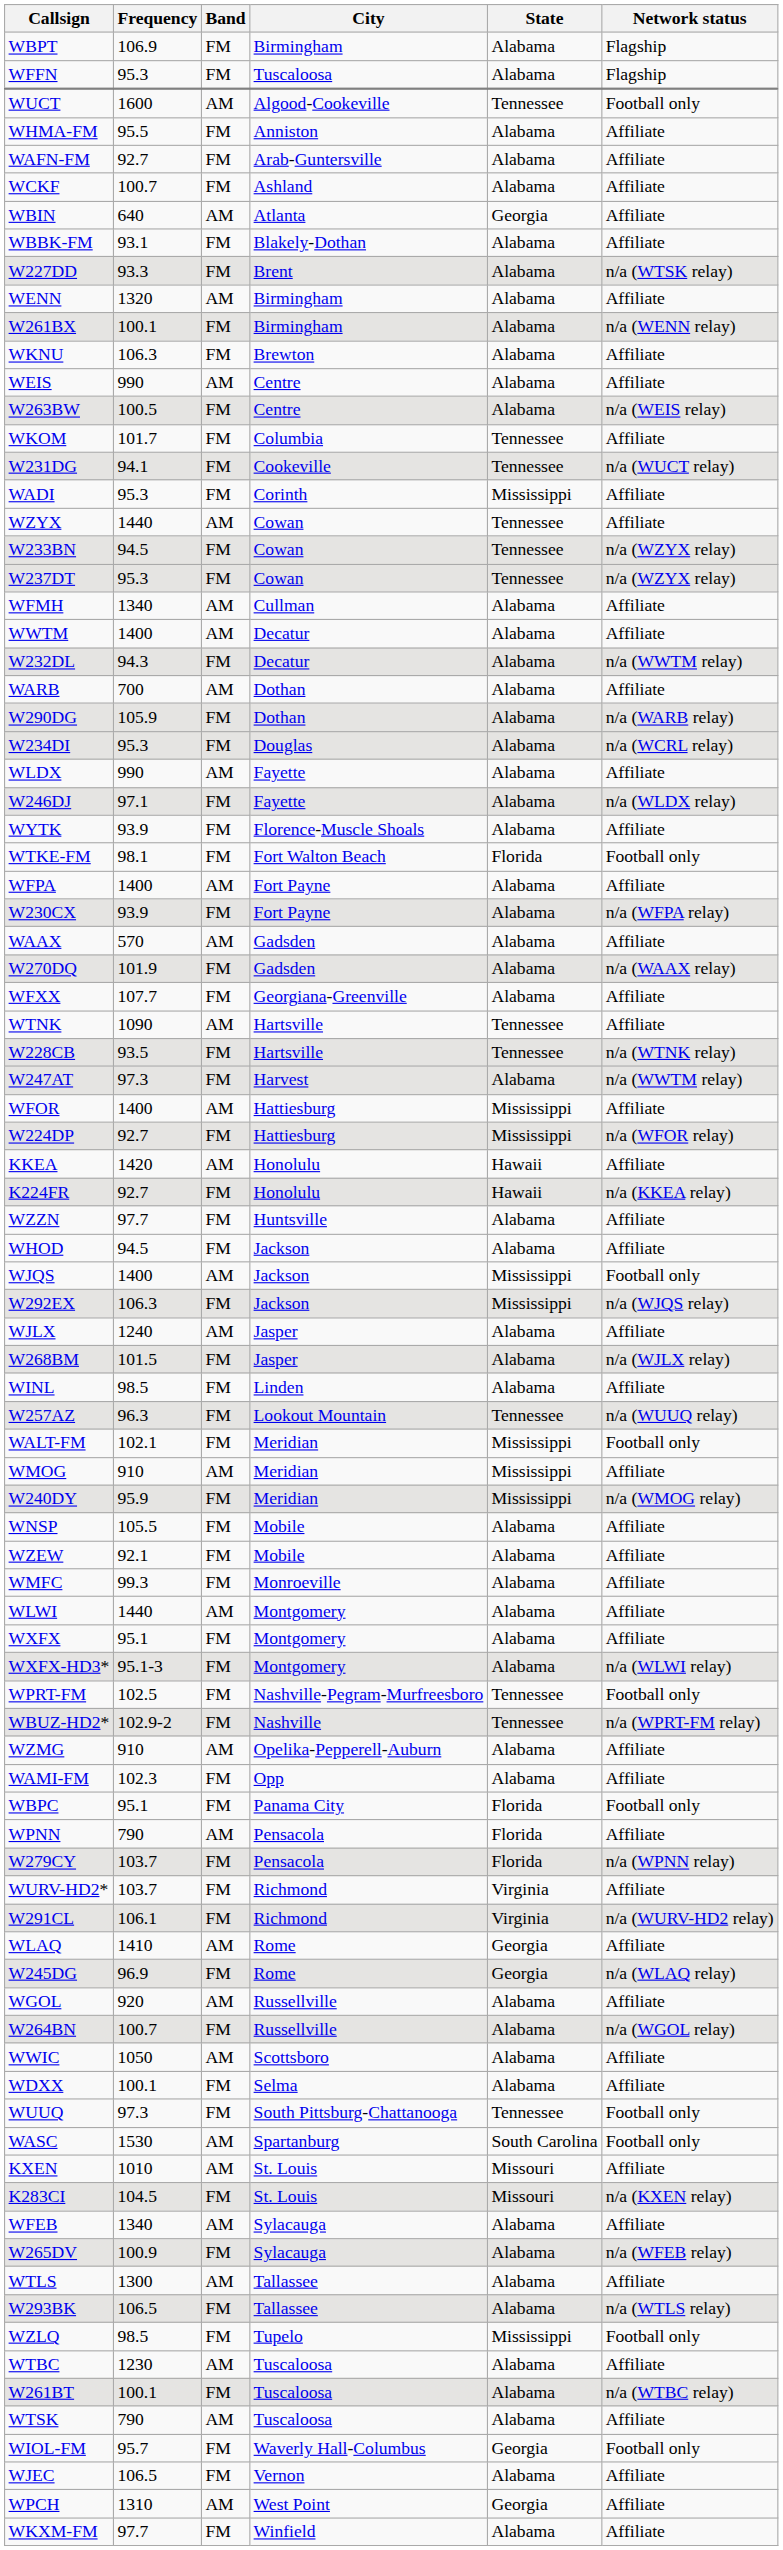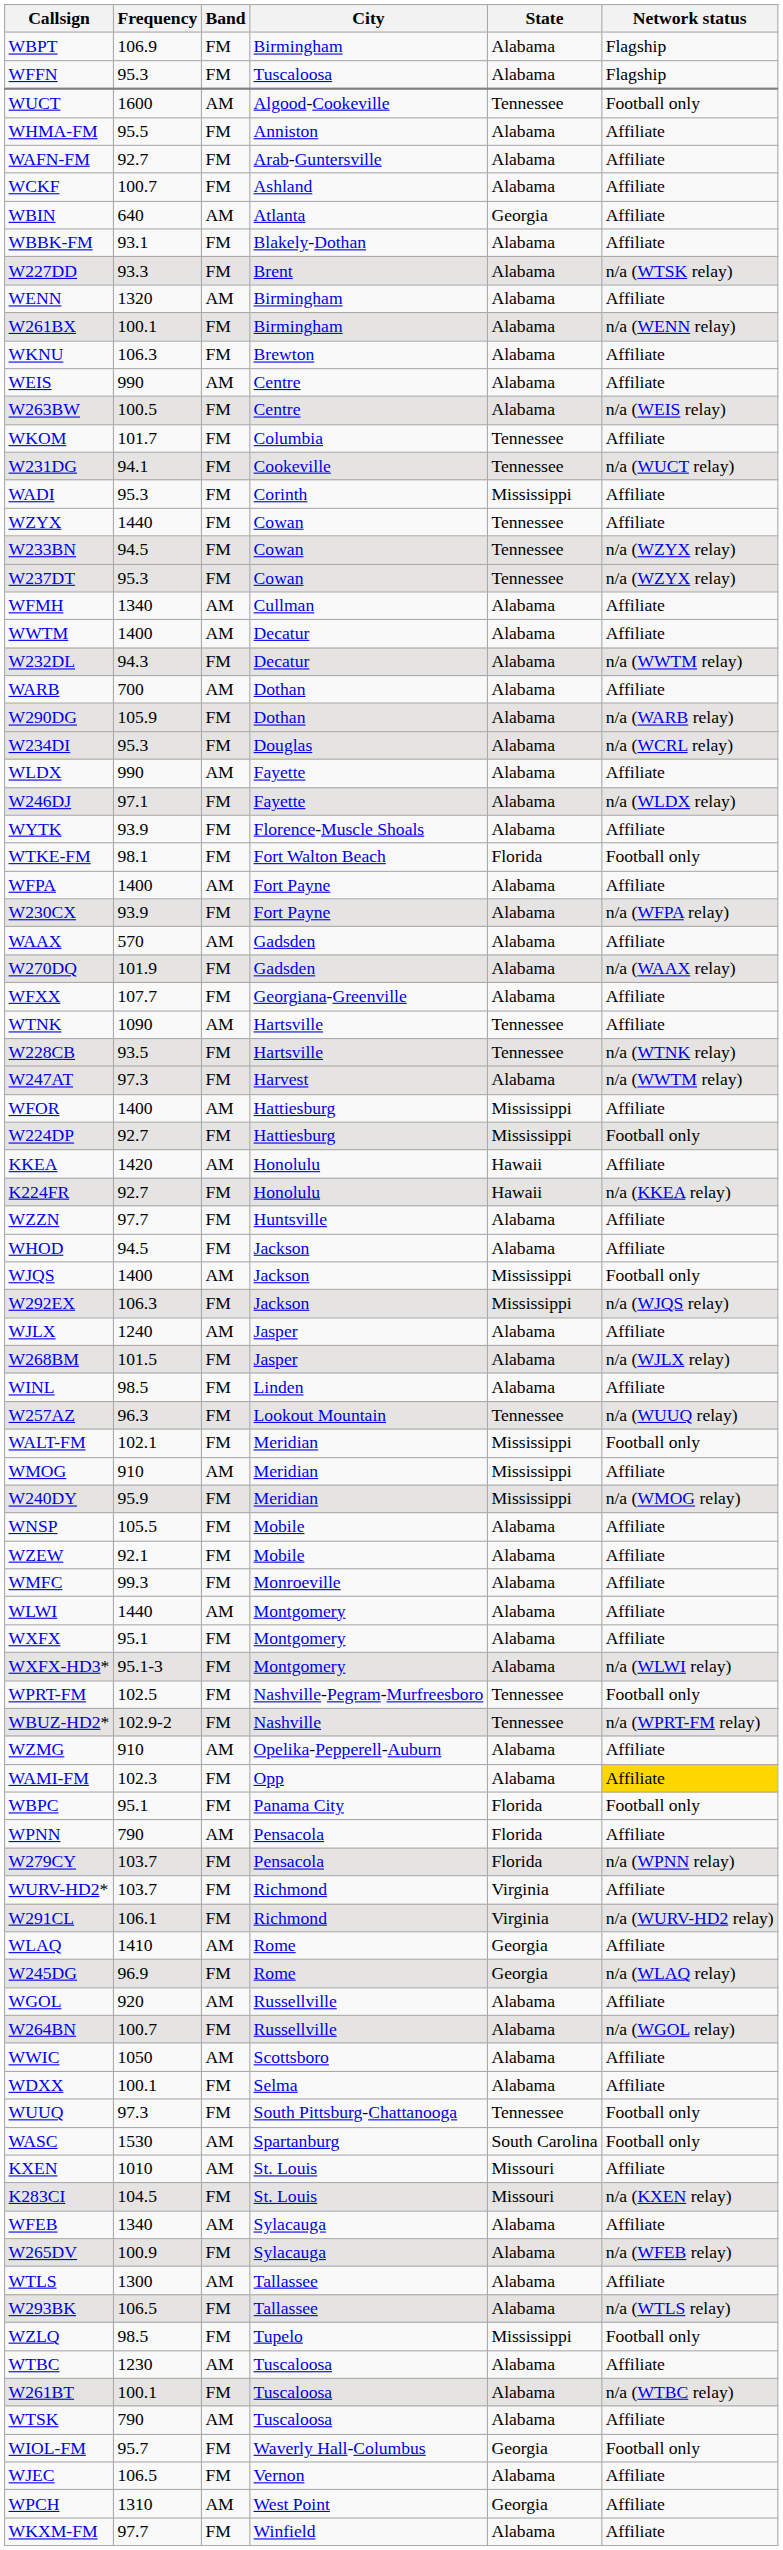(220, 521) AM -> (218, 521) FM
(670, 1136) n/a (WFOR relay) -> (653, 1136) Football only
(635, 1778) no background -> (635, 1778) gold background
